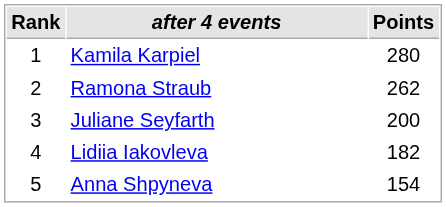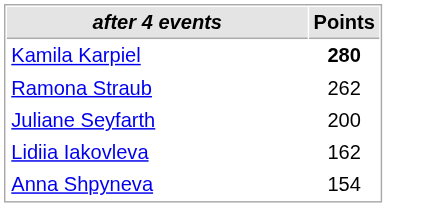- column: (36, 22)
(404, 56) normal -> (344, 56) bold
(404, 152) 182 -> (344, 152) 162
